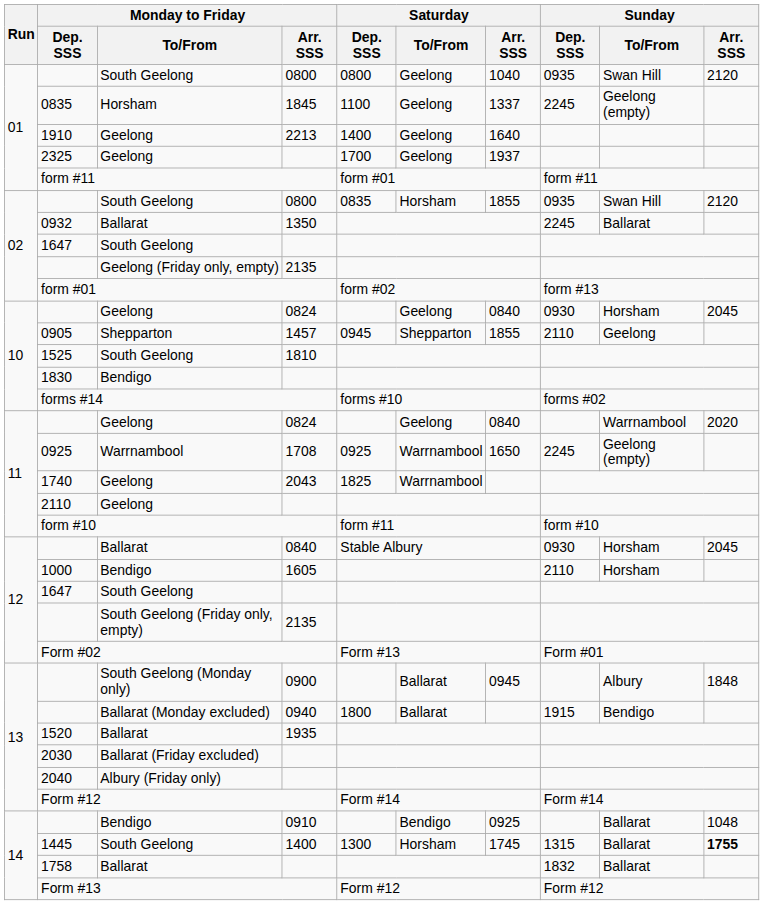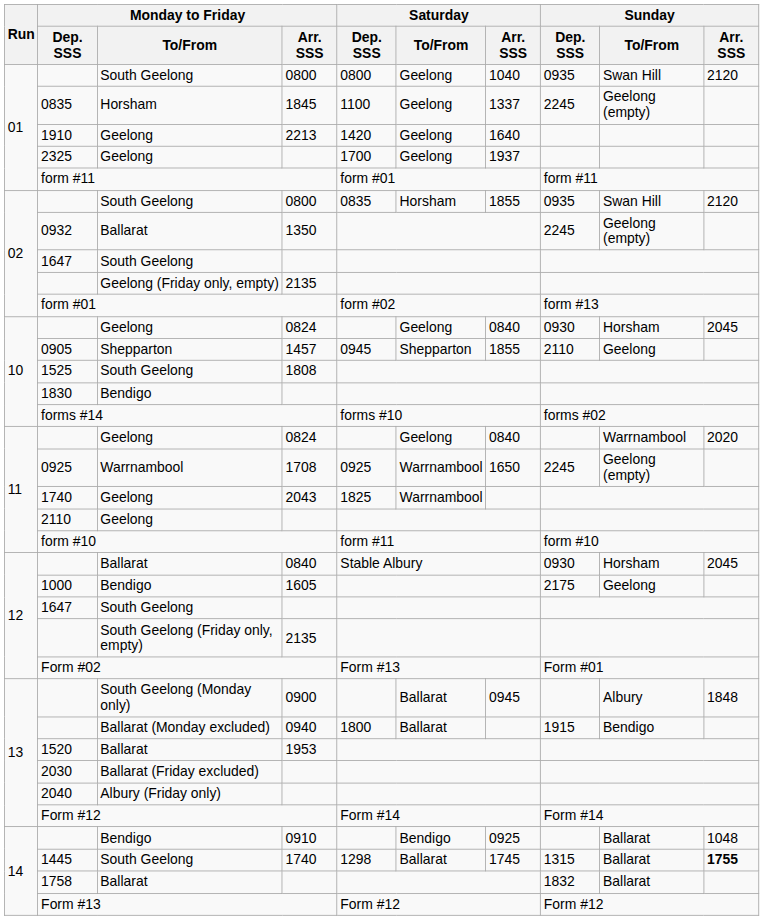(356, 135) 1400 -> (356, 135) 1420
(627, 223) Ballarat -> (629, 231) Geelong (empty)
(301, 355) 1810 -> (301, 371) 1808
(559, 570) 2110 -> (559, 585) 2175
(631, 570) Horsham -> (629, 585) Geelong
(301, 734) 1935 -> (301, 749) 1953
(301, 844) 1400 -> (301, 860) 1740
(356, 844) 1300 -> (356, 860) 1298
(428, 844) Horsham -> (423, 860) Ballarat
